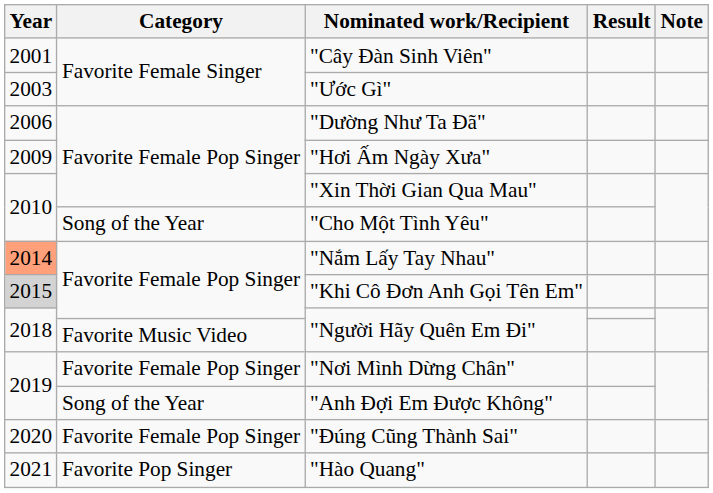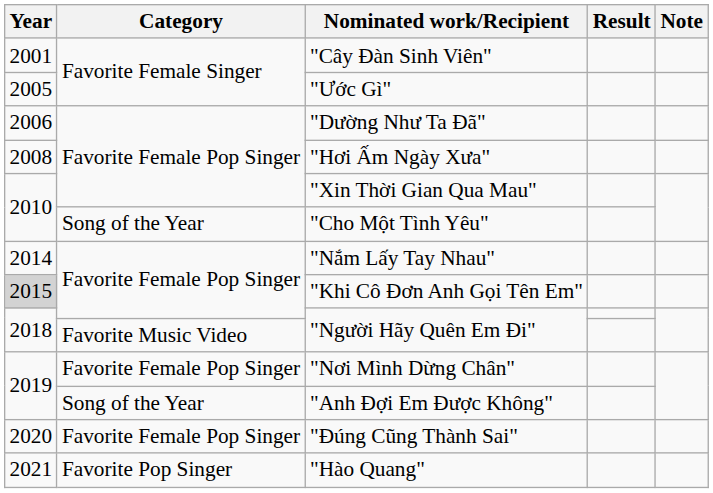(31, 88) 2003 -> (31, 88) 2005
(31, 156) 2009 -> (31, 156) 2008
(31, 257) lightsalmon background -> (31, 257) no background
